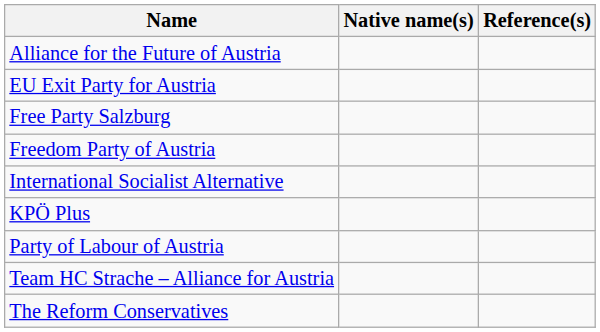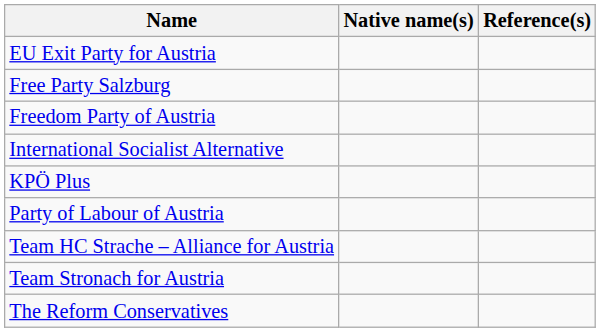- row: (145, 52)
+ row: (117, 278)
